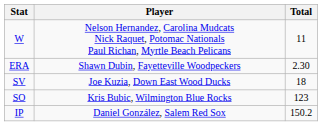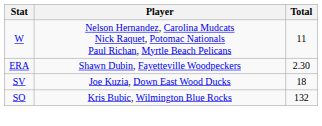(301, 97) 123 -> (301, 97) 132
- row: (19, 113)
